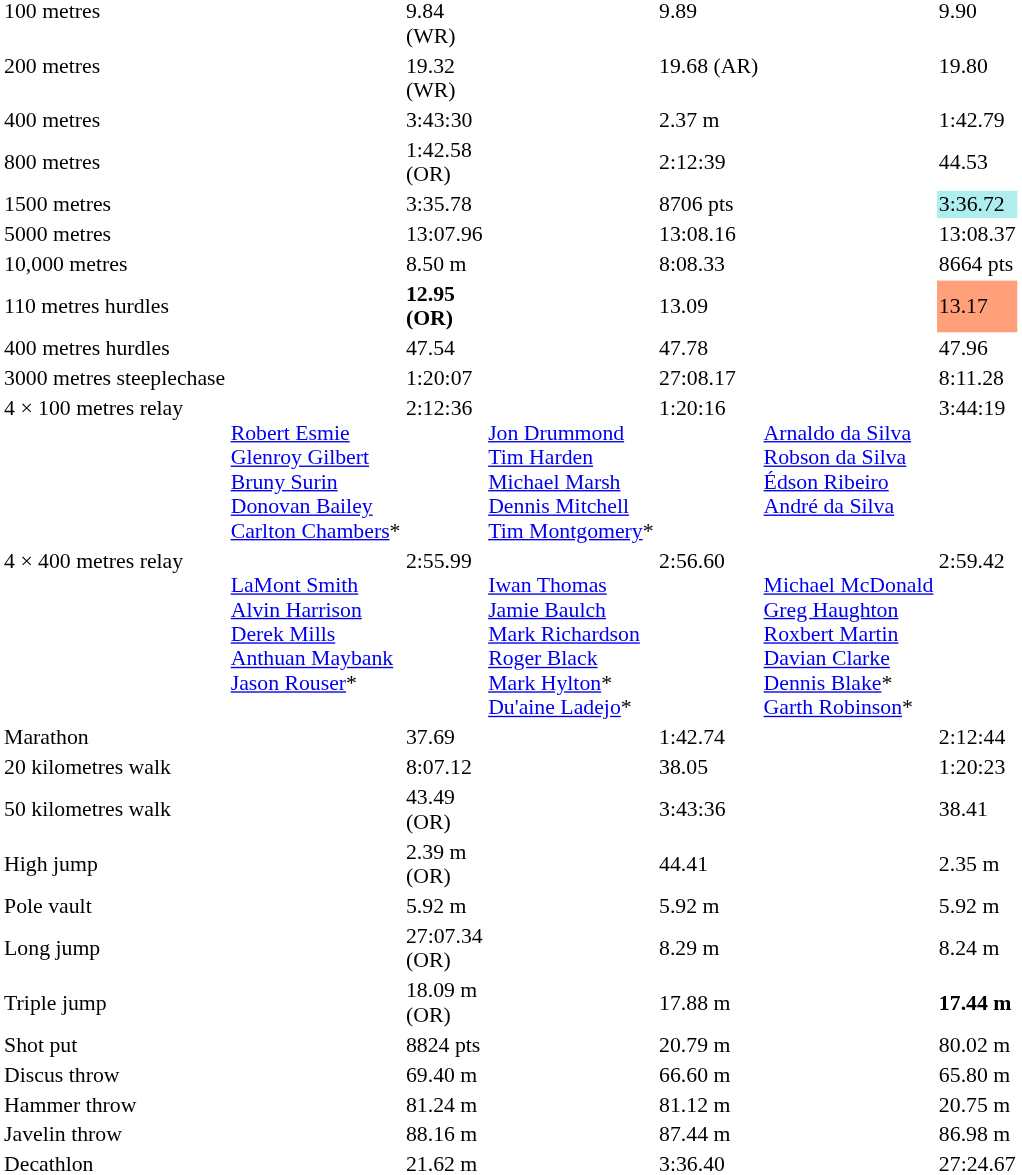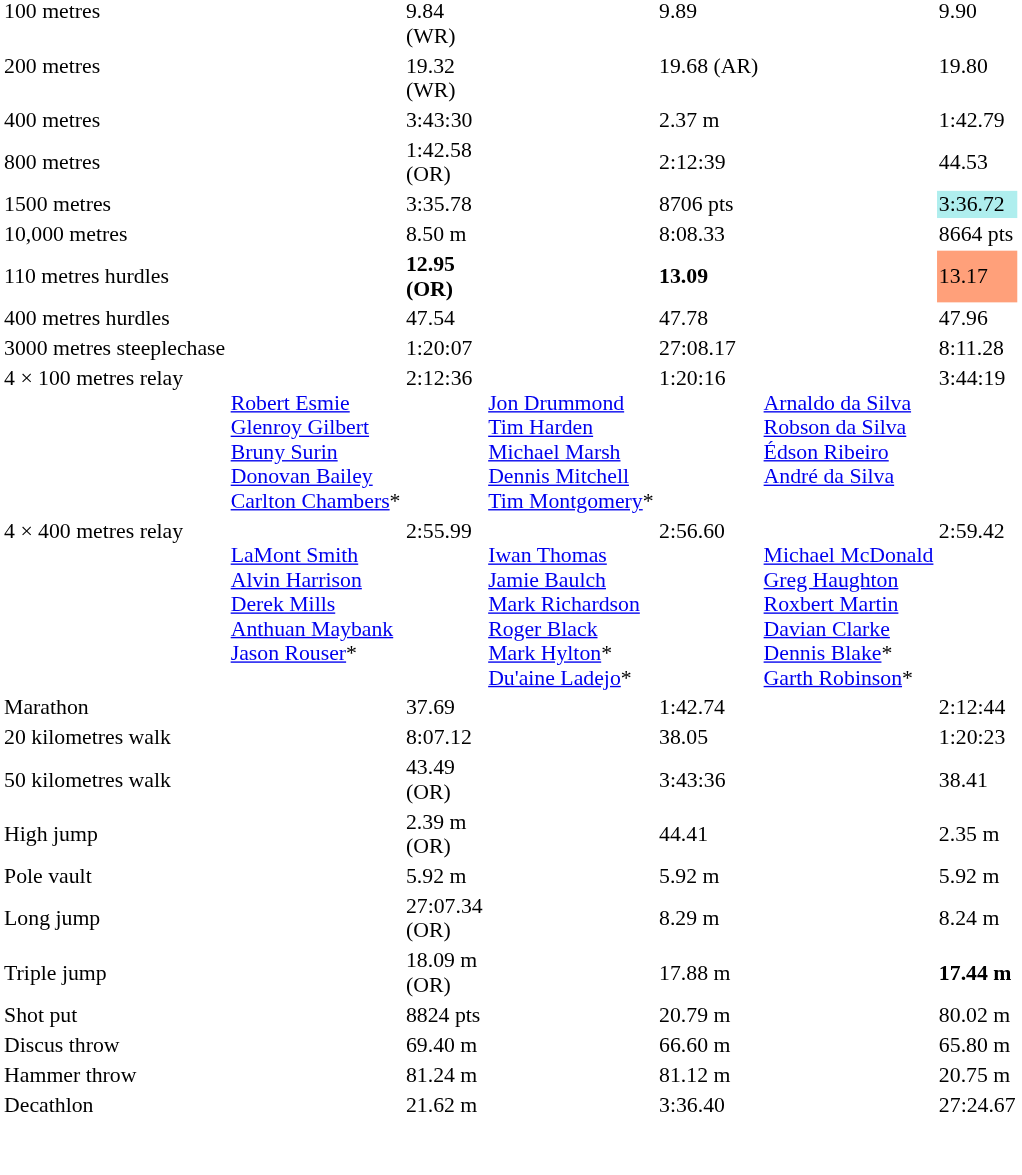- row: (58, 234)
(684, 306) normal -> (684, 276) bold
- row: (63, 1134)
